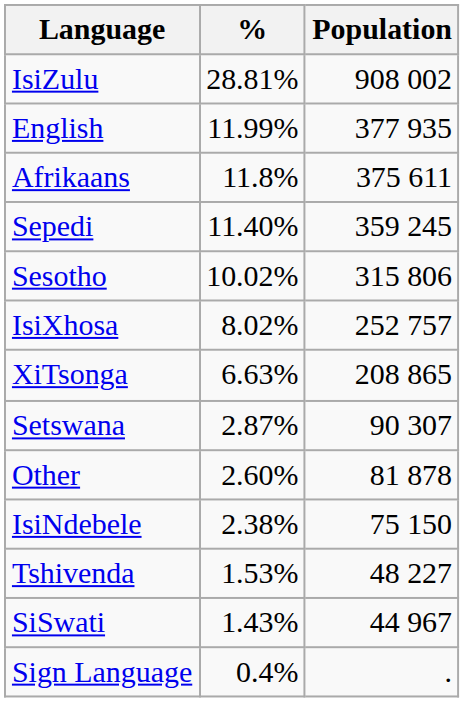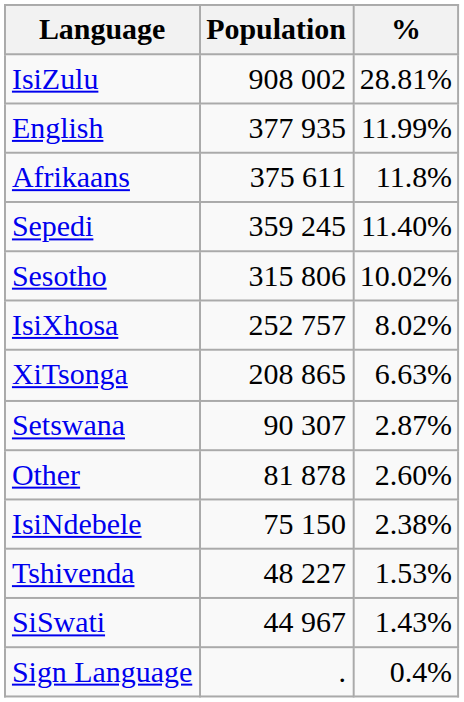columns swapped: (382, 29) <-> (252, 29)
